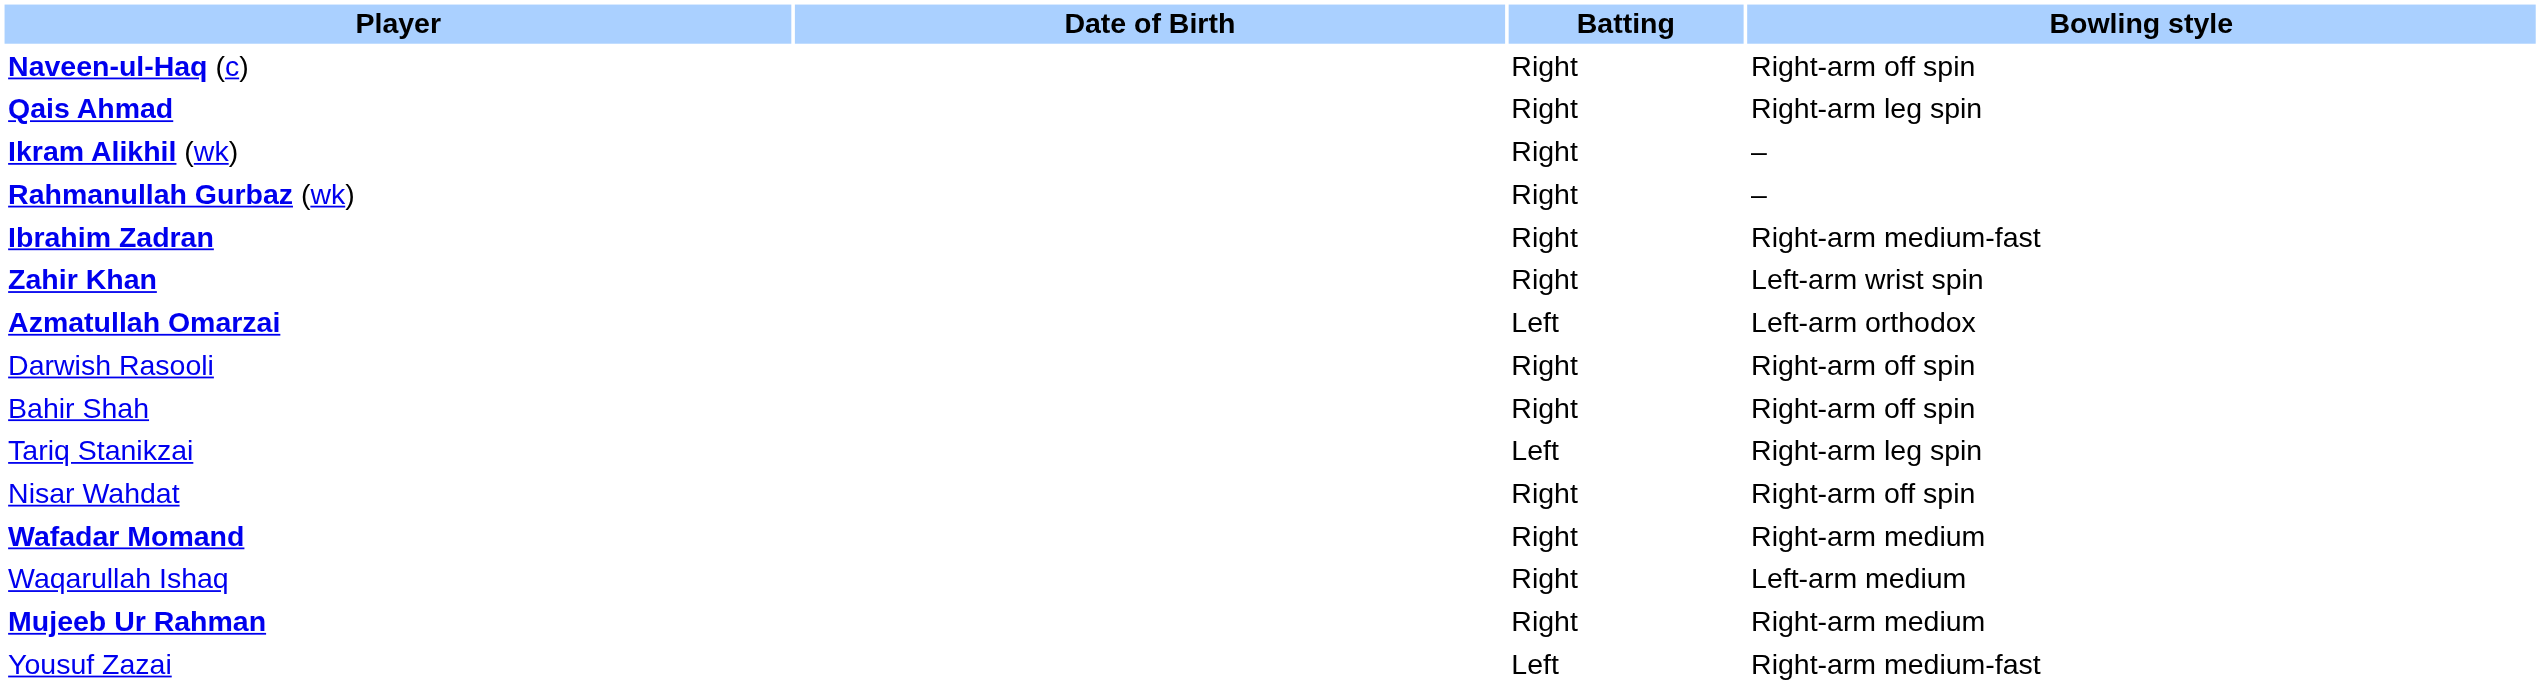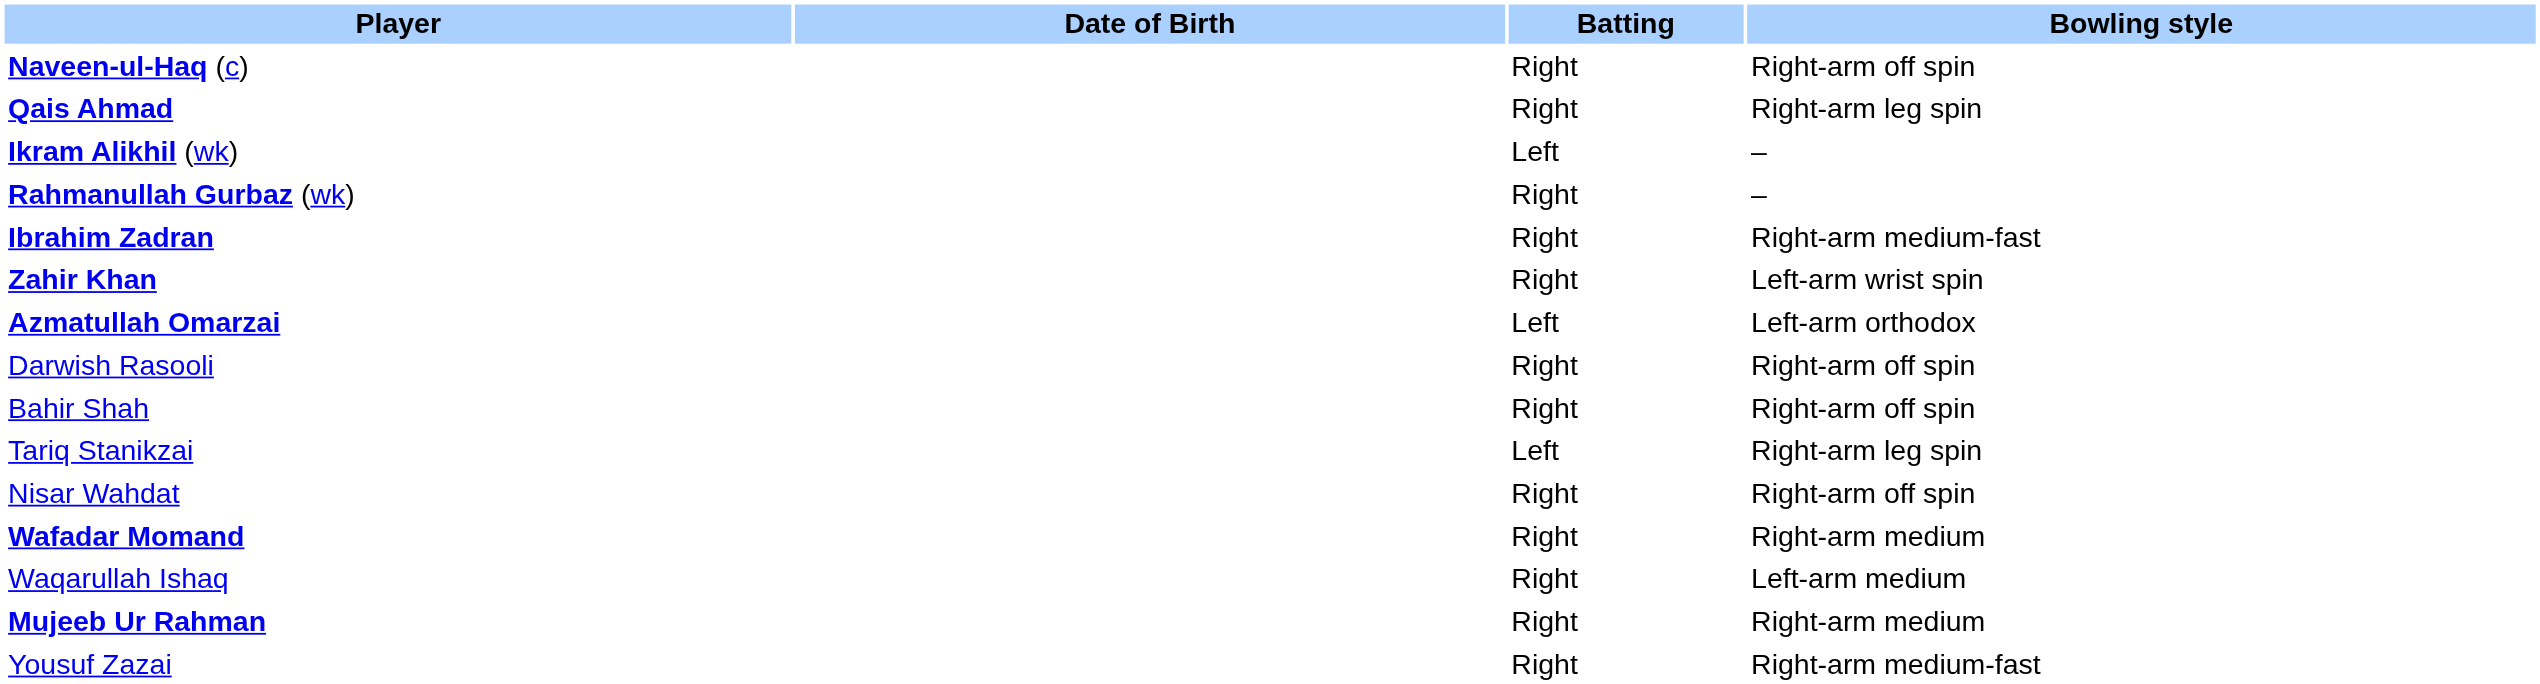(1545, 151) Right -> (1535, 151) Left
(1535, 664) Left -> (1545, 664) Right
